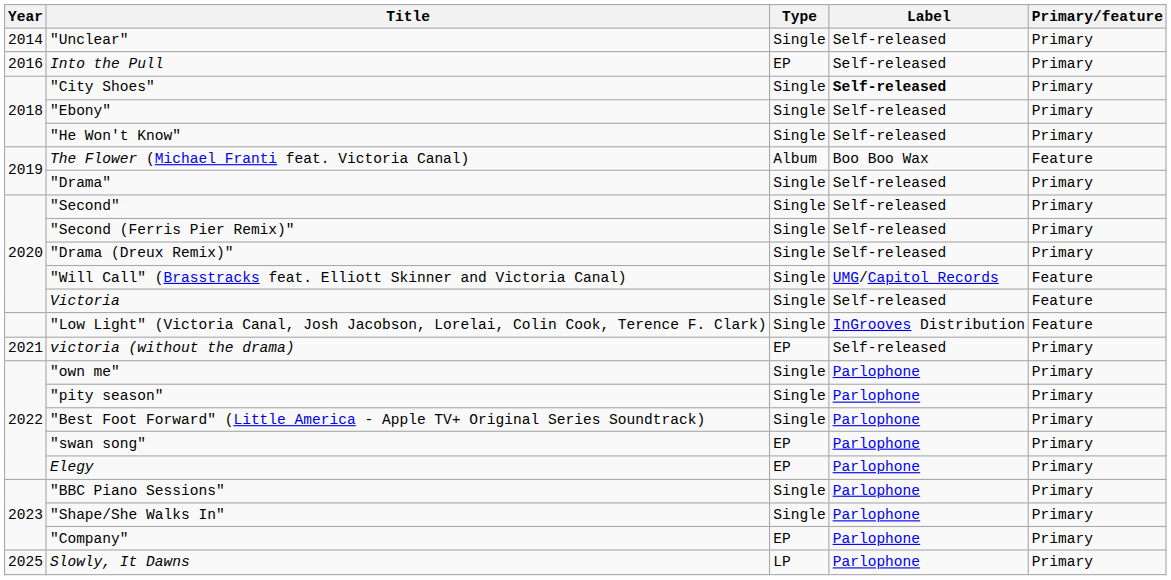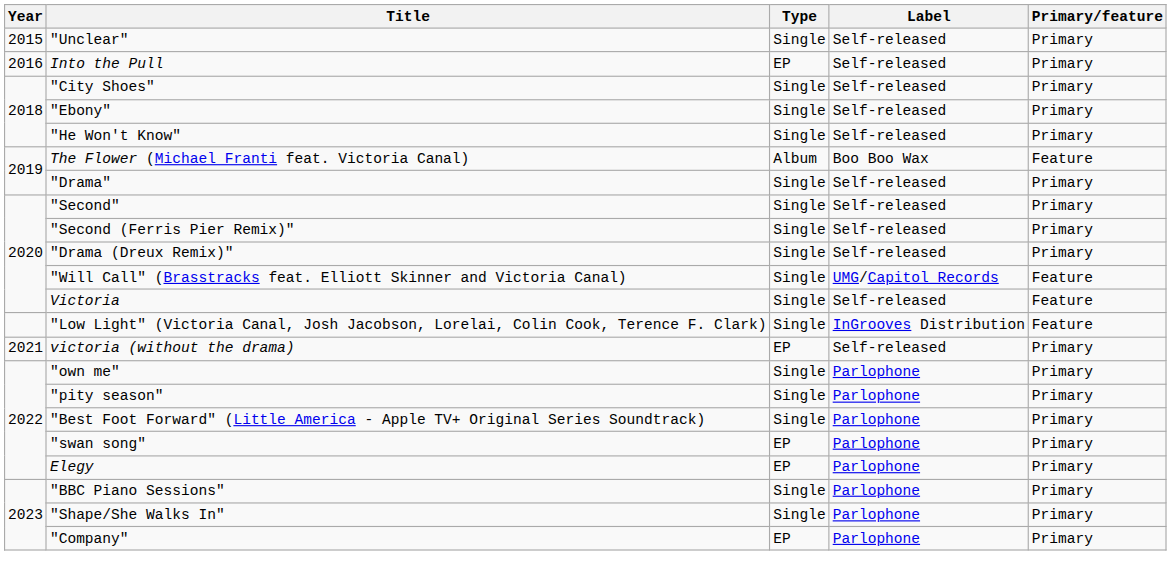(26, 40) 2014 -> (26, 40) 2015
(889, 88) bold -> (889, 88) normal
- row: (120, 562)
